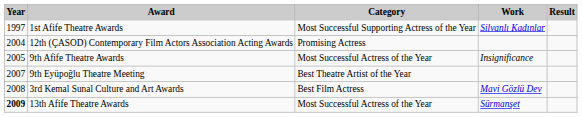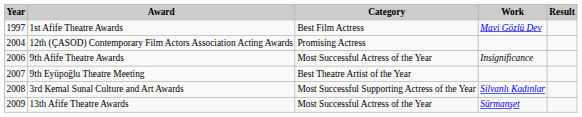(387, 28) Most Successful Supporting Actress of the Year -> (331, 28) Best Film Actress
(513, 28) Silvanlı Kadınlar -> (511, 28) Mavi Gözlü Dev
(16, 58) 2005 -> (16, 58) 2006
(331, 89) Best Film Actress -> (387, 89) Most Successful Supporting Actress of the Year
(511, 89) Mavi Gözlü Dev -> (513, 89) Silvanlı Kadınlar
(16, 105) bold -> (16, 105) normal
